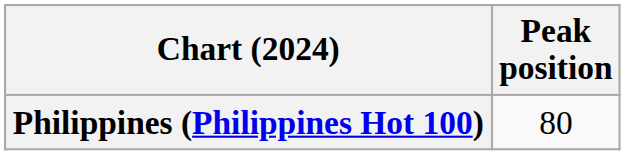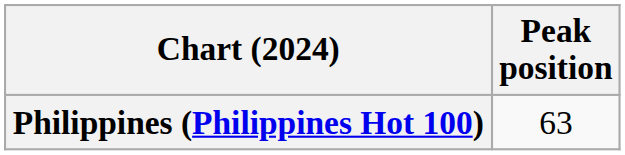(556, 121) 80 -> (556, 121) 63
